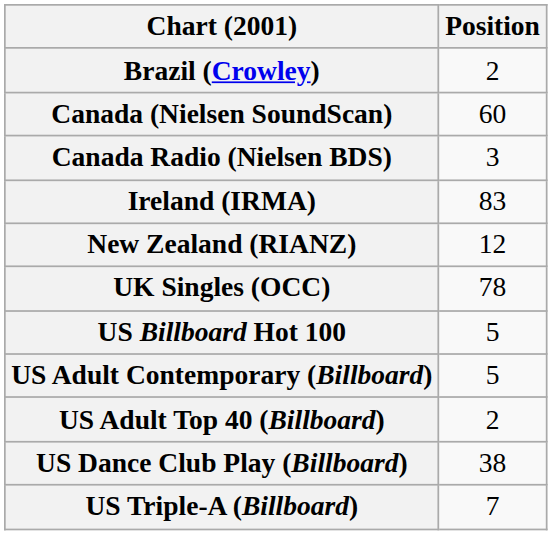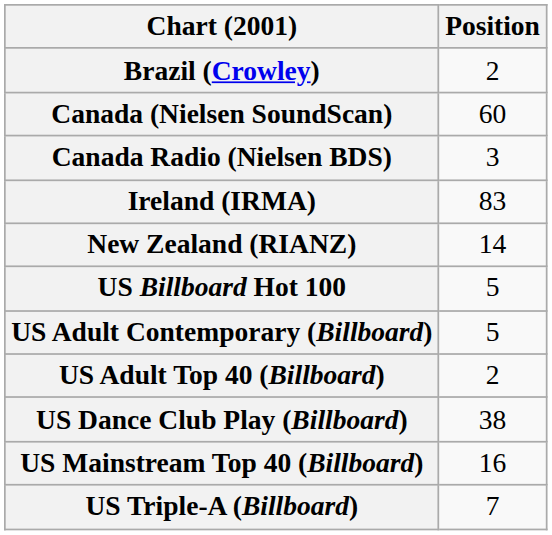(493, 244) 12 -> (493, 244) 14
- row: (222, 288)
+ row: (222, 462)
